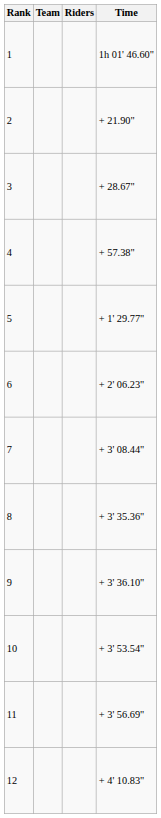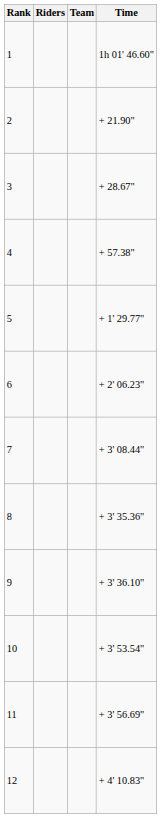columns swapped: (48, 13) <-> (79, 13)
